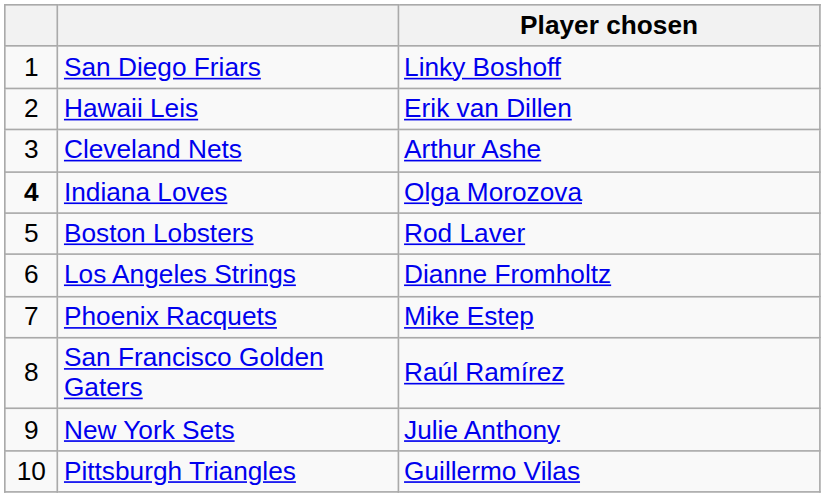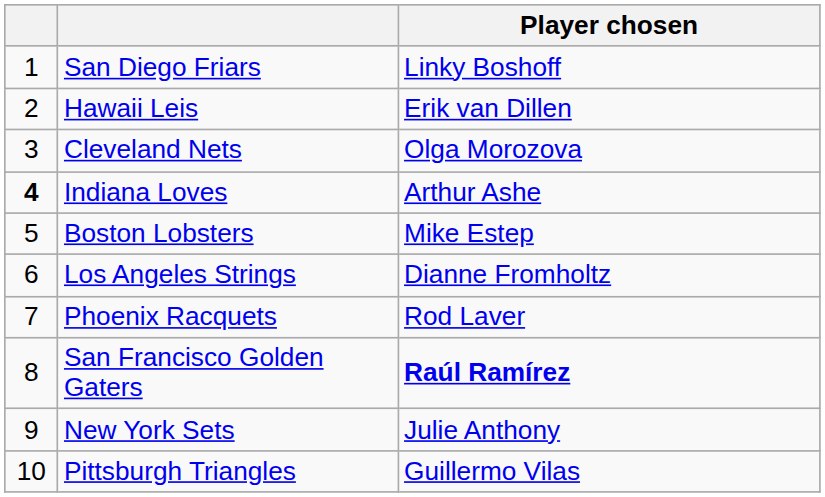(473, 150) Arthur Ashe -> (493, 150) Olga Morozova
(493, 191) Olga Morozova -> (473, 191) Arthur Ashe
(465, 233) Rod Laver -> (469, 233) Mike Estep
(469, 316) Mike Estep -> (465, 316) Rod Laver
(484, 372) normal -> (487, 372) bold
